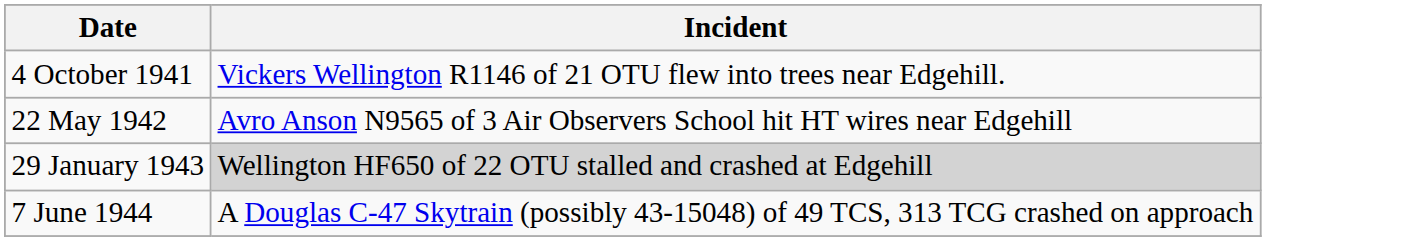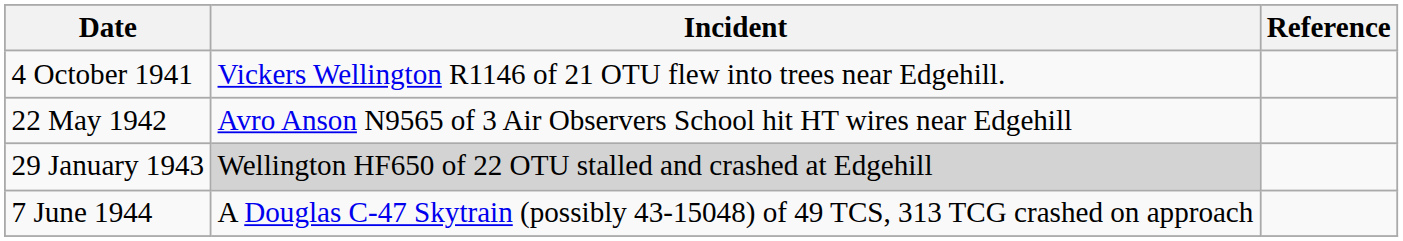+ column: (1329, 27)
